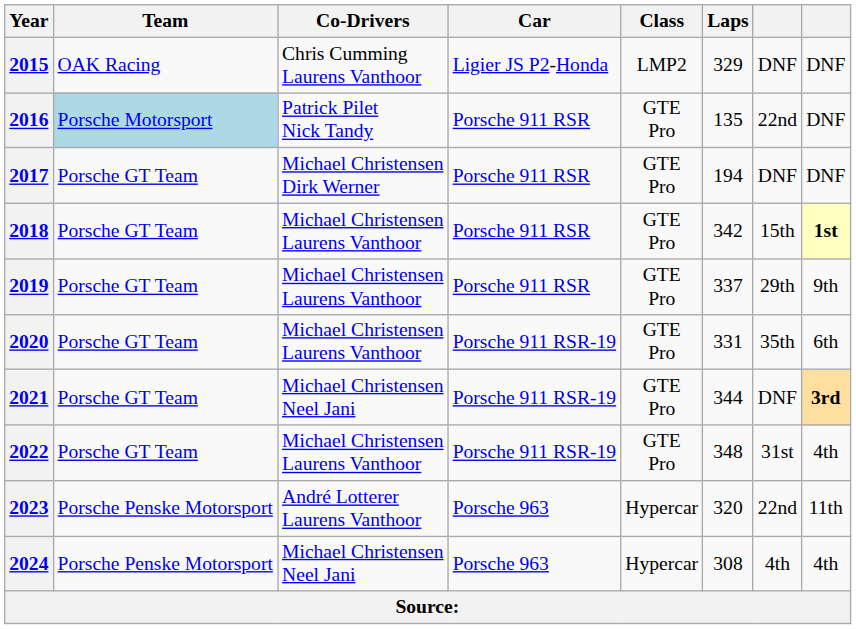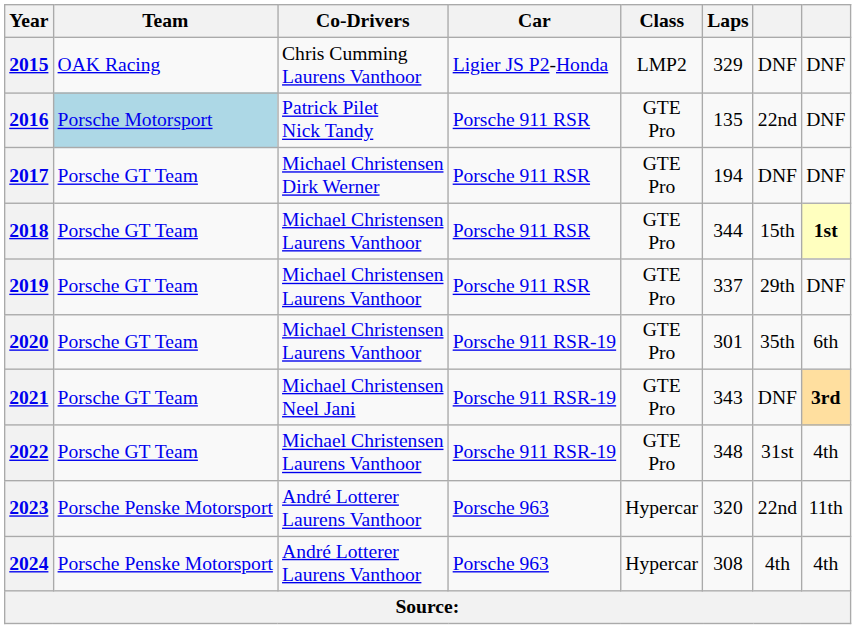(728, 231) 342 -> (728, 231) 344
(826, 286) 9th -> (826, 286) DNF
(728, 342) 331 -> (728, 342) 301
(728, 397) 344 -> (728, 397) 343
(363, 563) Michael Christensen Neel Jani -> (352, 563) André Lotterer Laurens Vanthoor
